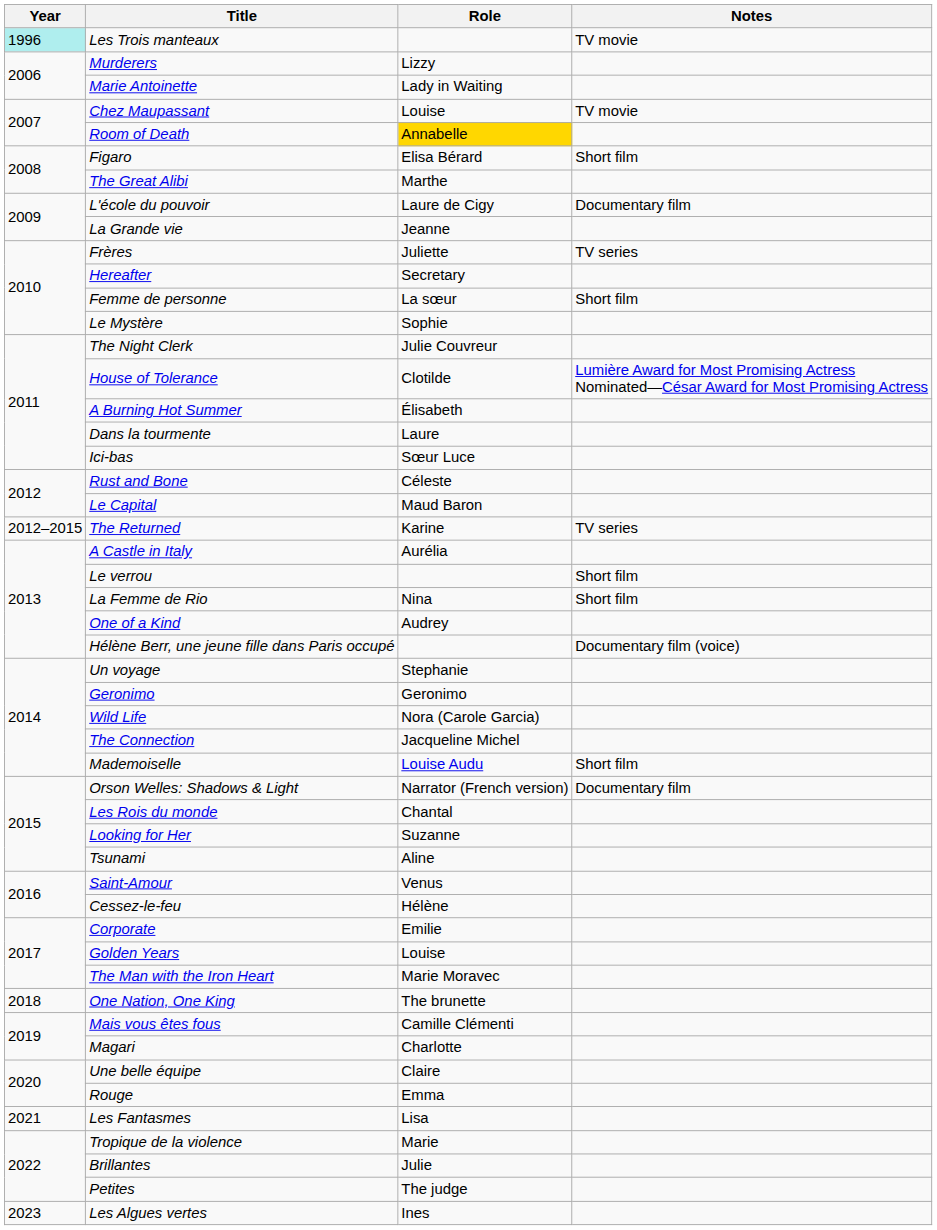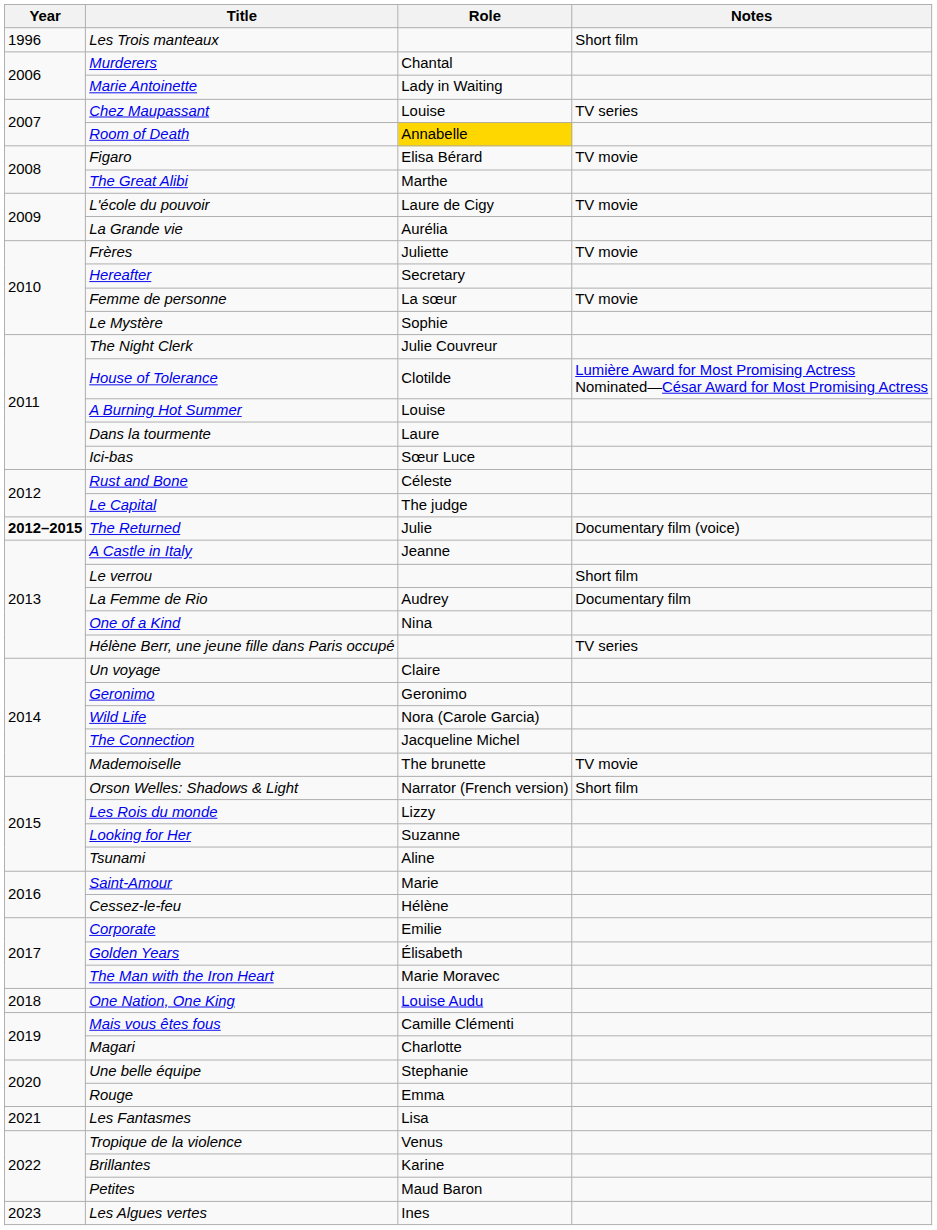(24, 39) paleturquoise background -> (24, 39) no background
(607, 39) TV movie -> (607, 39) Short film
(418, 63) Lizzy -> (427, 63) Chantal
(607, 110) TV movie -> (607, 110) TV series
(607, 157) Short film -> (607, 157) TV movie
(633, 205) Documentary film -> (607, 205) TV movie
(426, 228) Jeanne -> (424, 228) Aurélia
(607, 252) TV series -> (607, 252) TV movie
(607, 299) Short film -> (607, 299) TV movie
(432, 410) Élisabeth -> (423, 410) Louise
(442, 505) Maud Baron -> (434, 505) The judge
(45, 528) normal -> (45, 528) bold
(423, 528) Karine -> (417, 528) Julie
(607, 528) TV series -> (657, 528) Documentary film (voice)
(424, 552) Aurélia -> (426, 552) Jeanne
(417, 599) Nina -> (425, 599) Audrey
(607, 599) Short film -> (633, 599) Documentary film
(425, 623) Audrey -> (417, 623) Nina
(657, 646) Documentary film (voice) -> (607, 646) TV series
(435, 670) Stephanie -> (421, 670) Claire
(442, 764) Louise Audu -> (444, 764) The brunette
(607, 764) Short film -> (607, 764) TV movie
(633, 788) Documentary film -> (607, 788) Short film
(427, 811) Chantal -> (418, 811) Lizzy
(422, 882) Venus -> (420, 882) Marie
(423, 953) Louise -> (432, 953) Élisabeth
(444, 1000) The brunette -> (442, 1000) Louise Audu
(421, 1071) Claire -> (435, 1071) Stephanie
(420, 1142) Marie -> (422, 1142) Venus
(417, 1165) Julie -> (423, 1165) Karine
(434, 1189) The judge -> (442, 1189) Maud Baron
